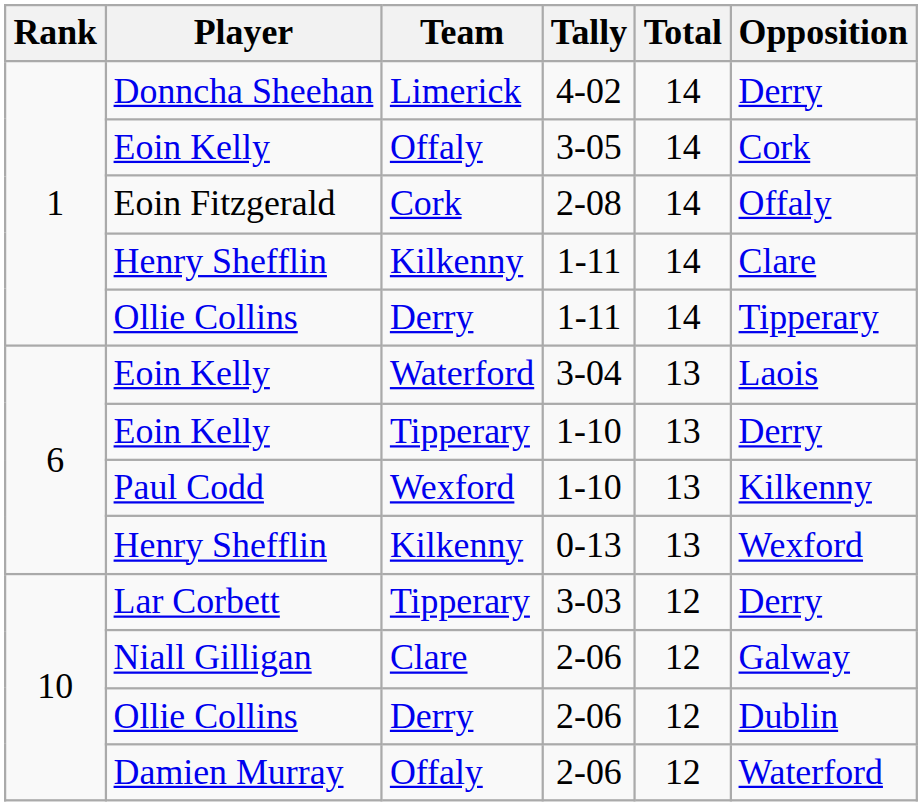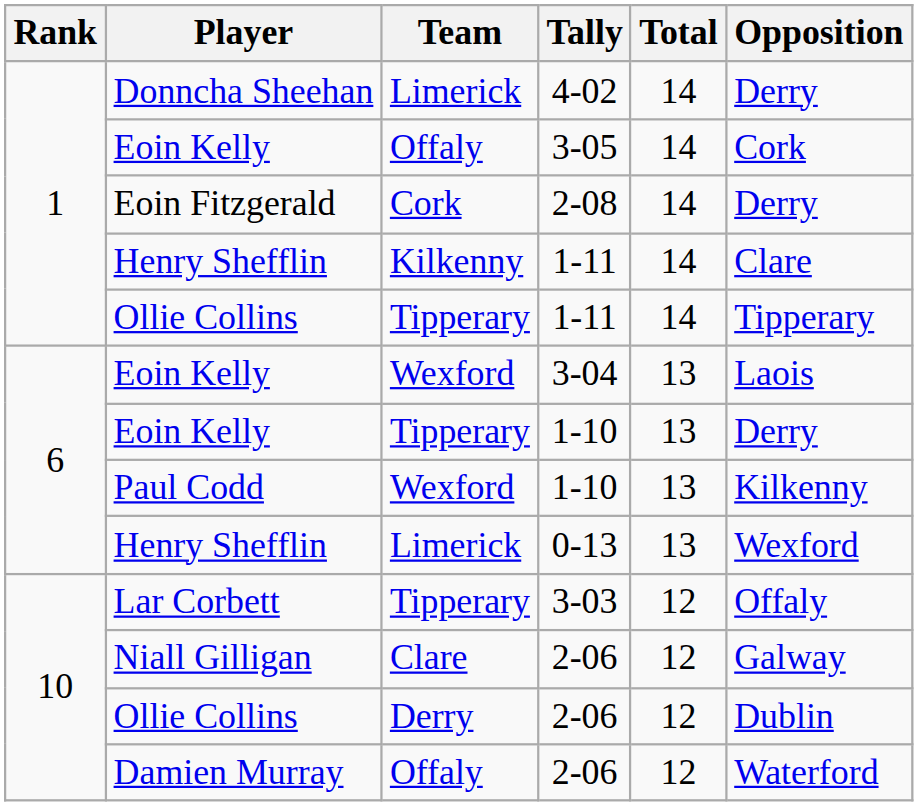(785, 203) Offaly -> (776, 203) Derry
(432, 317) Derry -> (460, 317) Tipperary
(462, 373) Waterford -> (452, 373) Wexford
(457, 544) Kilkenny -> (456, 544) Limerick
(780, 601) Derry -> (781, 601) Offaly
